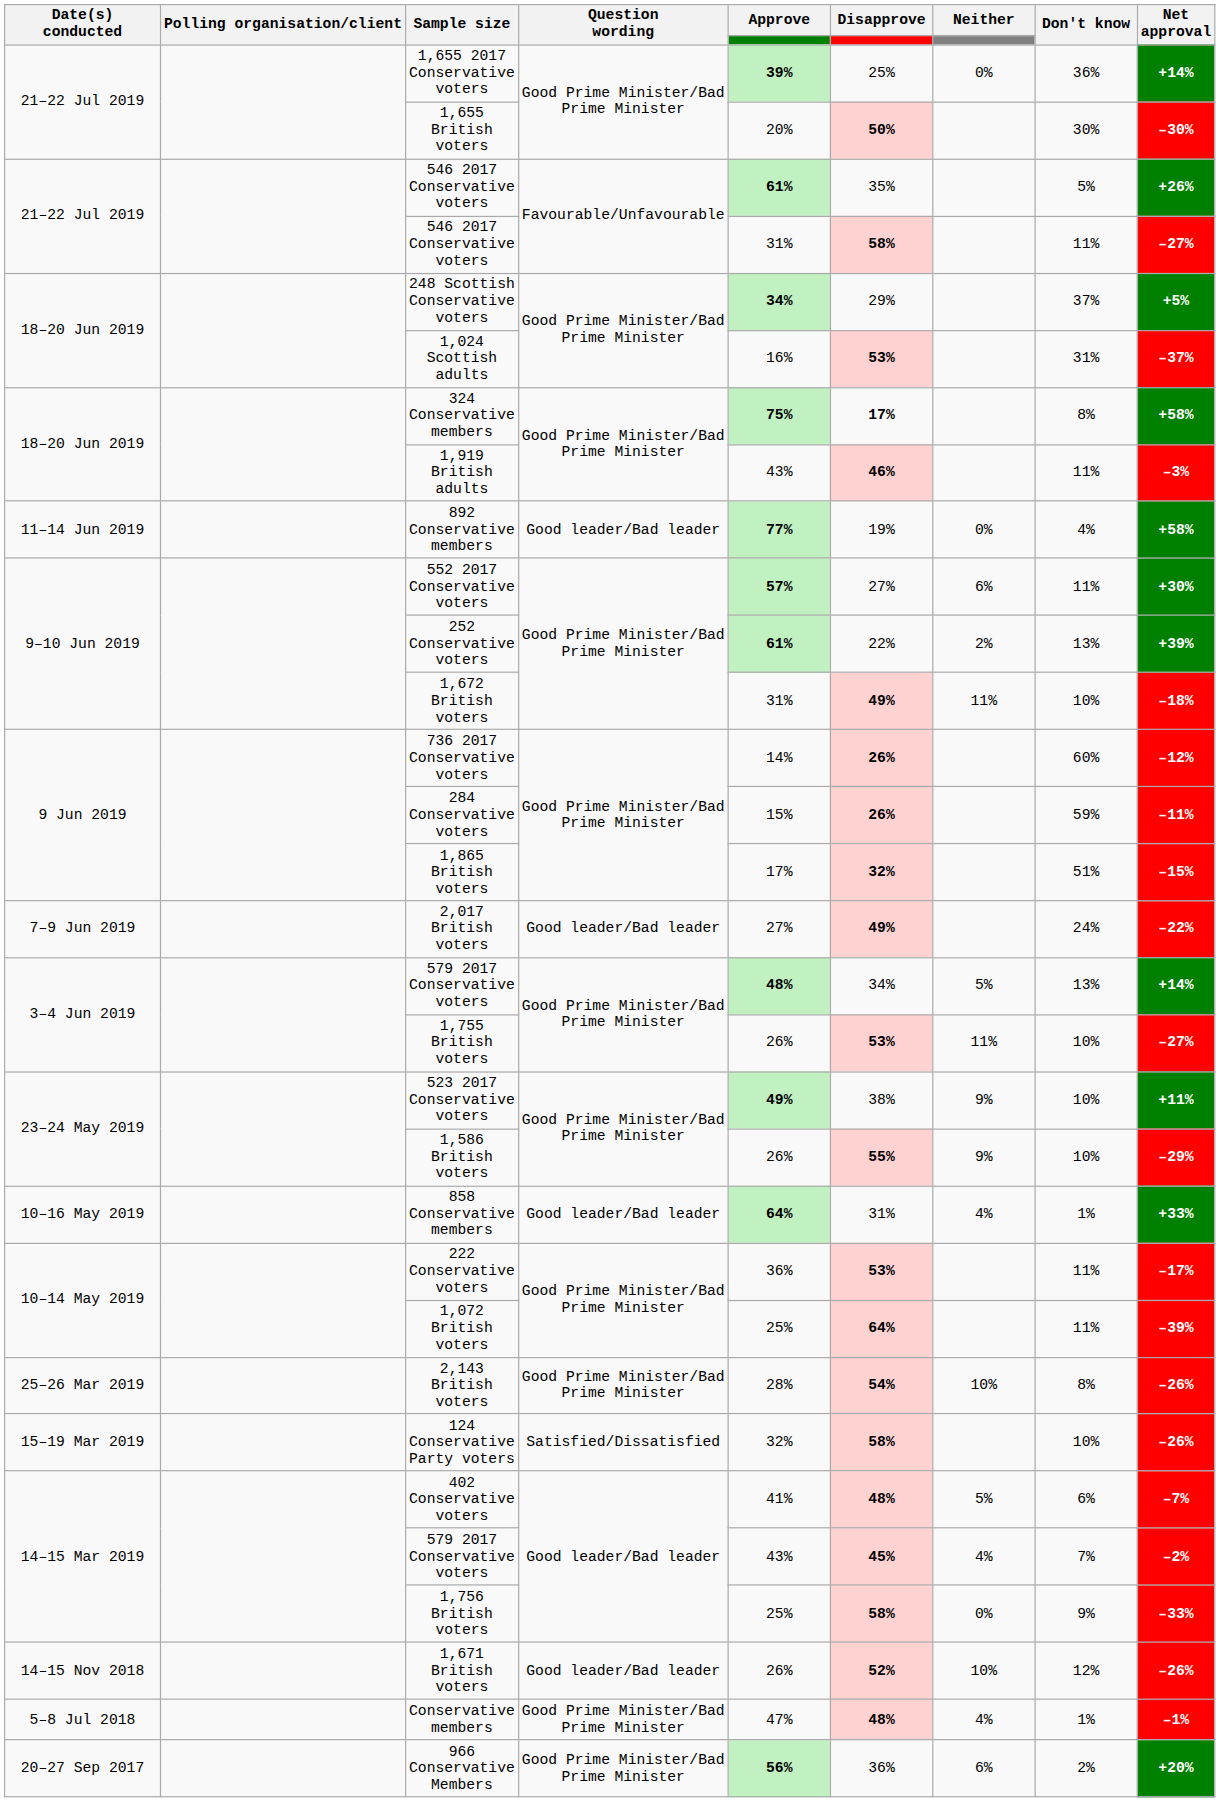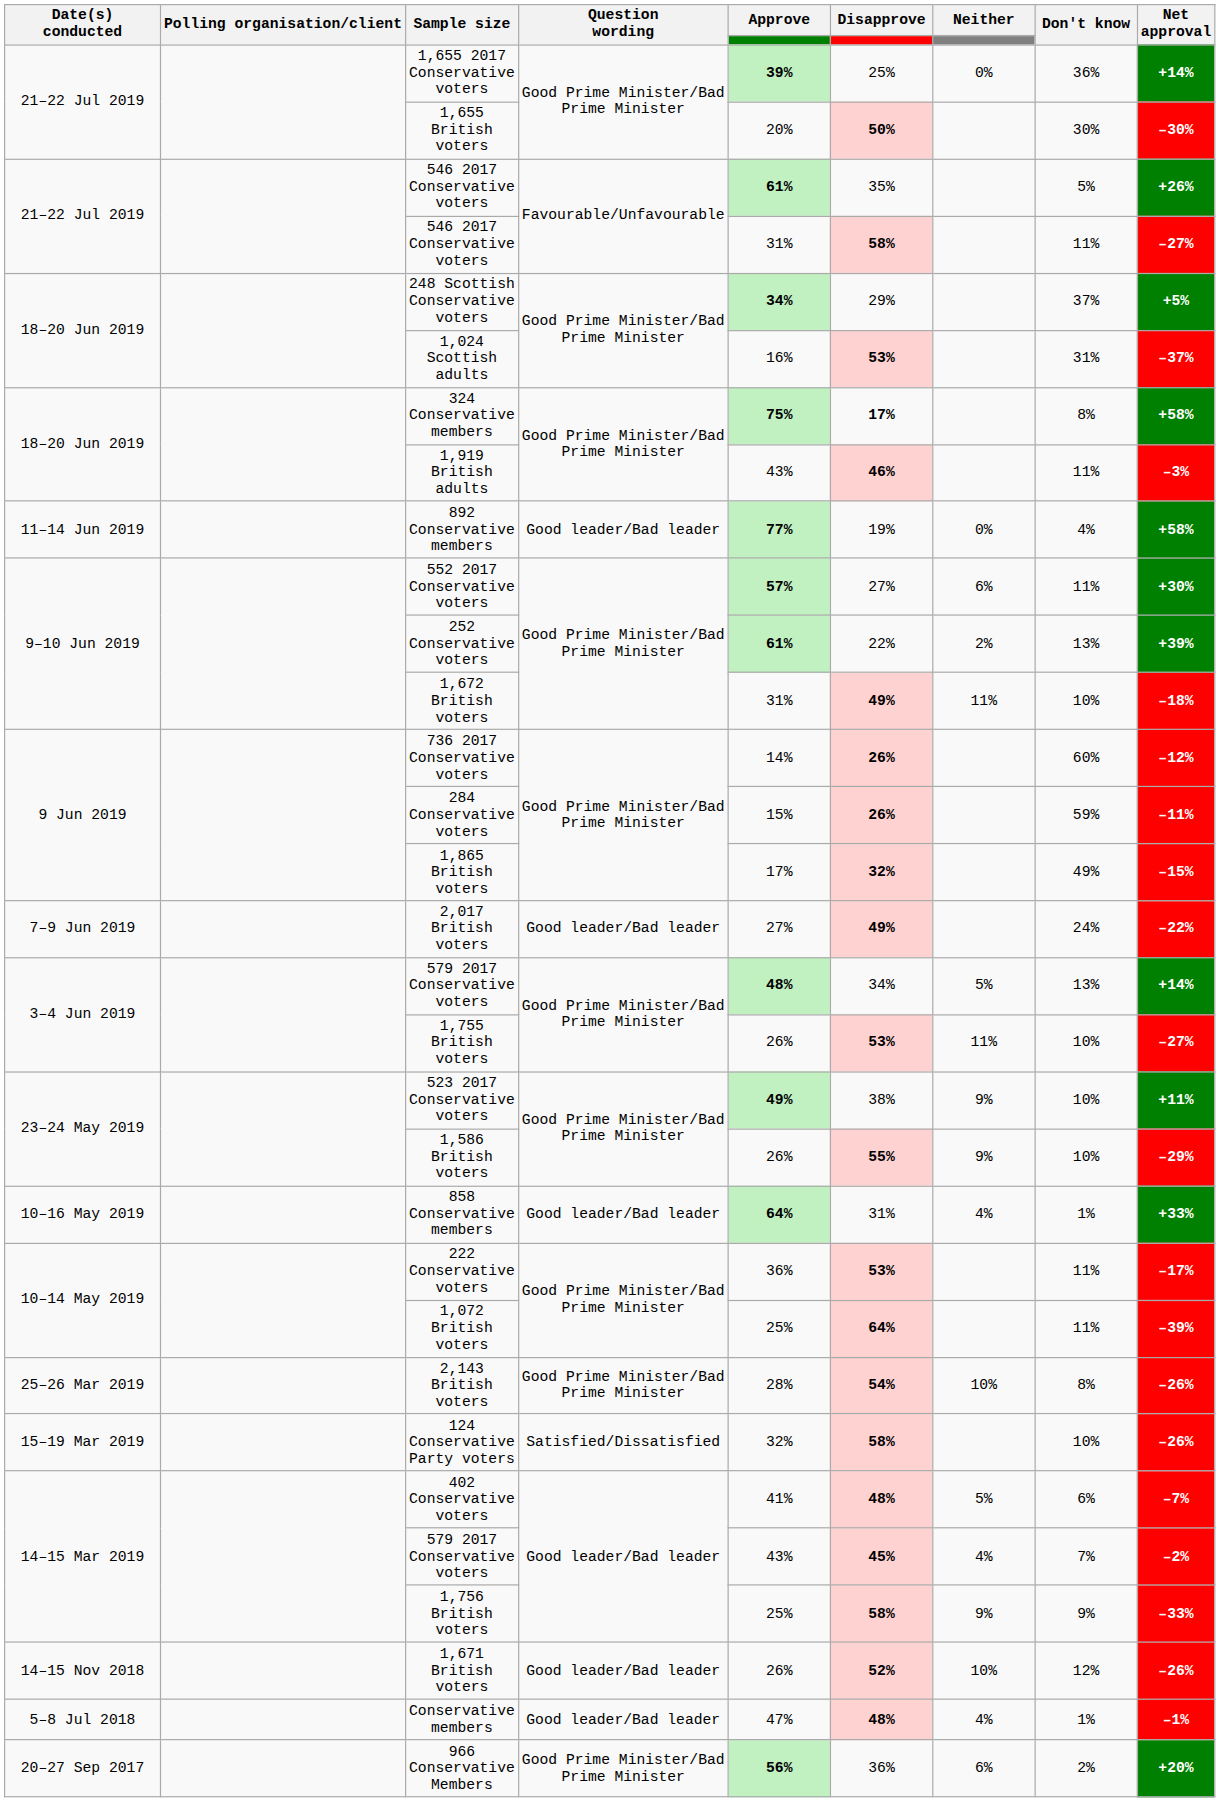(1086, 872) 51% -> (1086, 872) 49%
(984, 1614) 0% -> (984, 1614) 9%
(623, 1720) Good Prime Minister/Bad Prime Minister -> (623, 1720) Good leader/Bad leader
